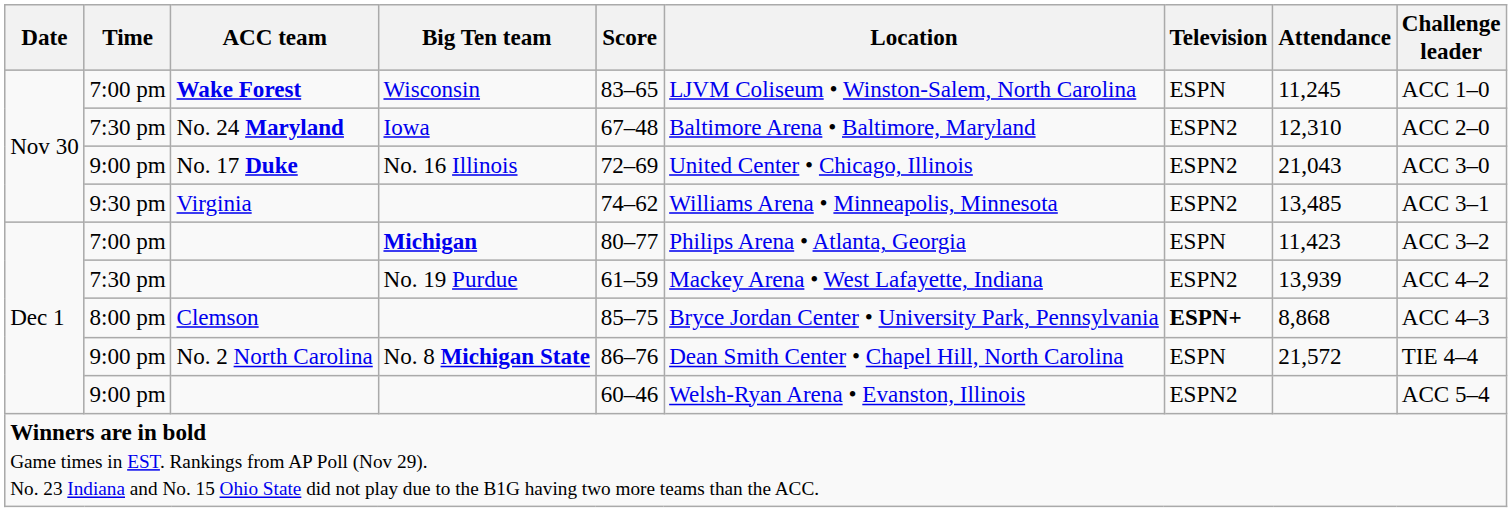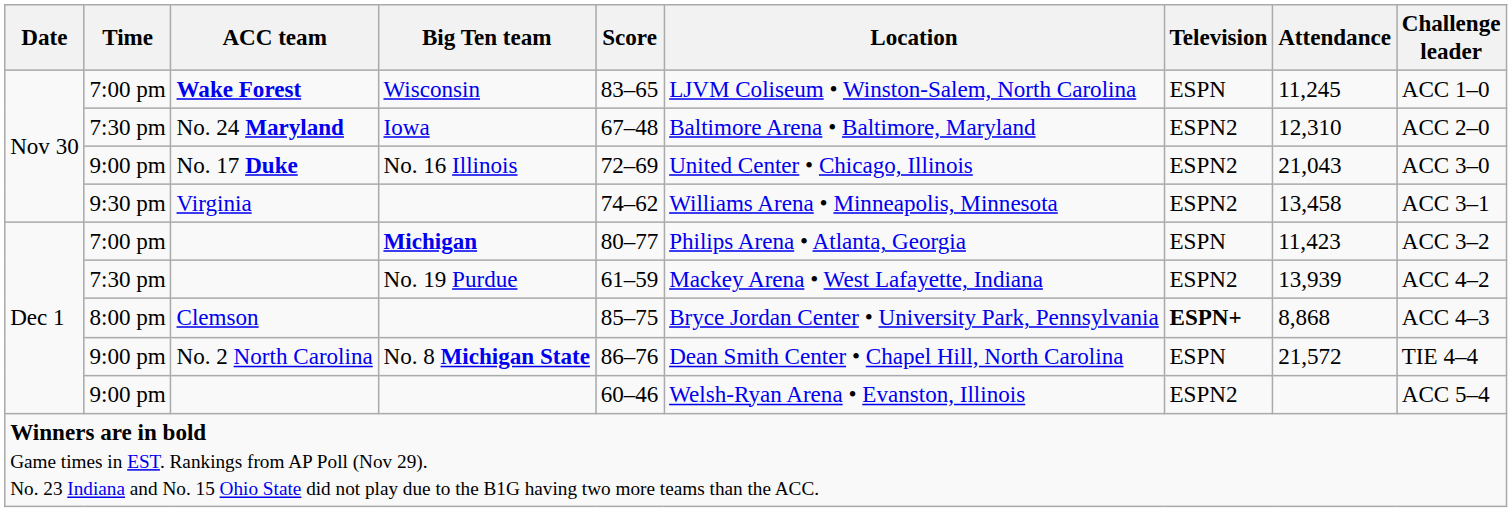(1310, 203) 13,485 -> (1310, 203) 13,458
